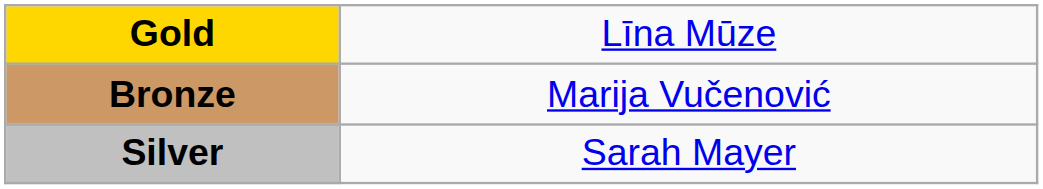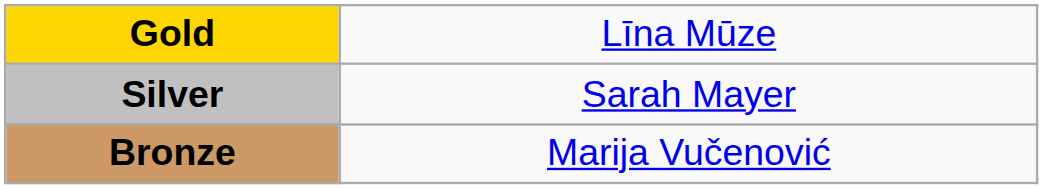rows swapped: (172, 152) <-> (172, 93)
